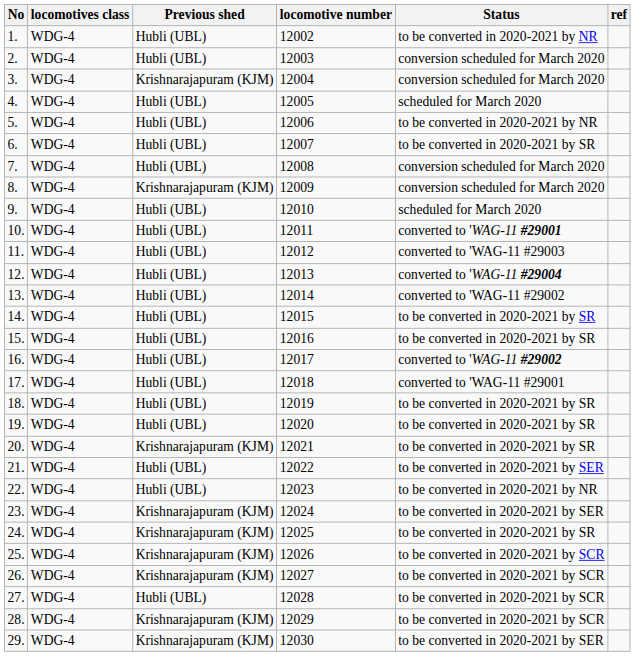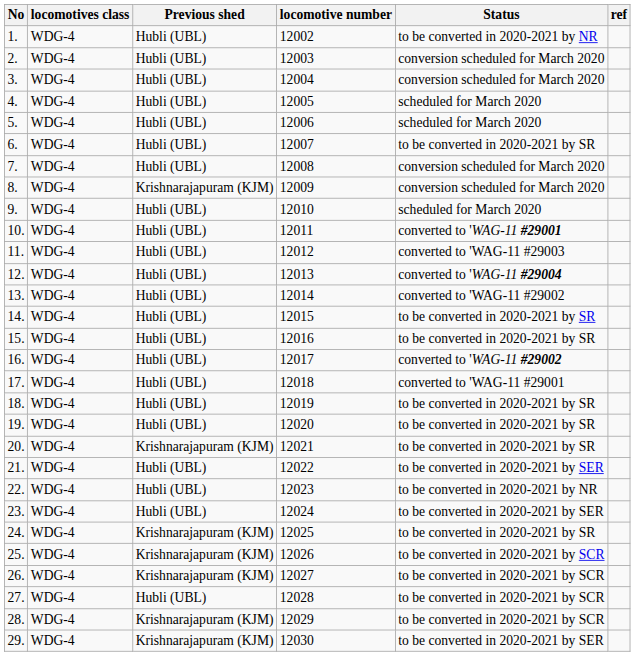(205, 79) Krishnarajapuram (KJM) -> (171, 79) Hubli (UBL)
(498, 123) to be converted in 2020-2021 by NR -> (470, 123) scheduled for March 2020
(205, 511) Krishnarajapuram (KJM) -> (171, 511) Hubli (UBL)
